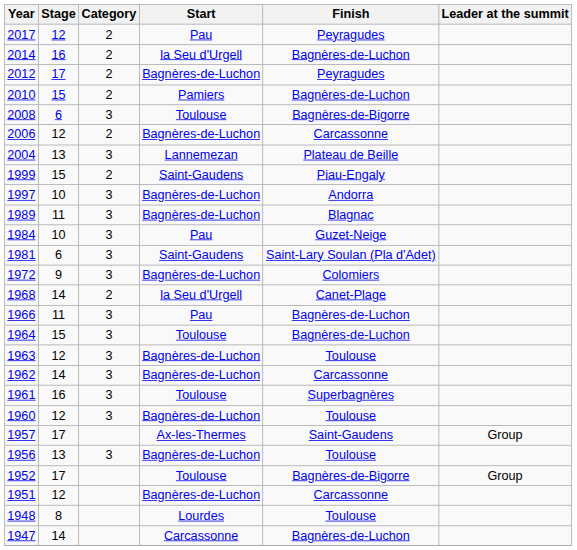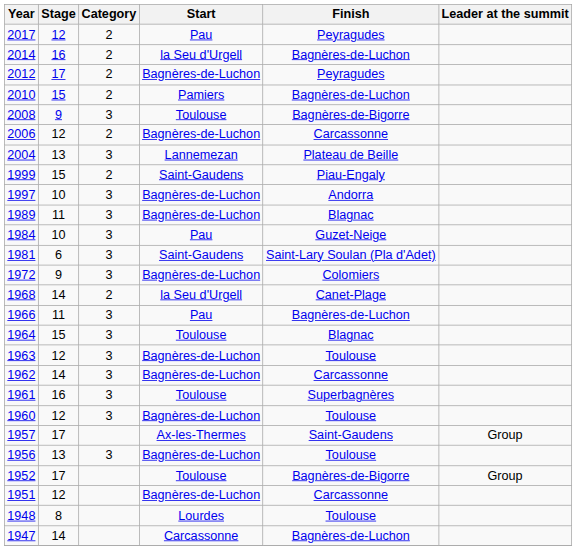(58, 114) 6 -> (58, 114) 9
(351, 335) Bagnères-de-Luchon -> (351, 335) Blagnac
